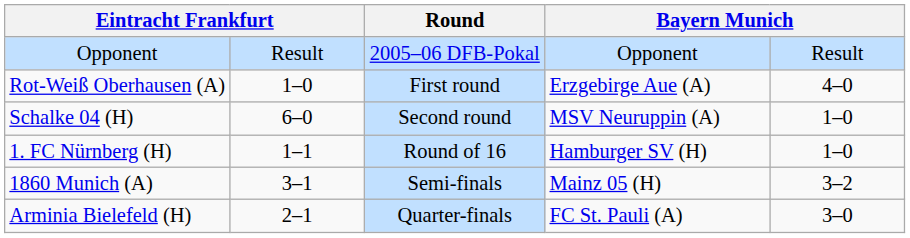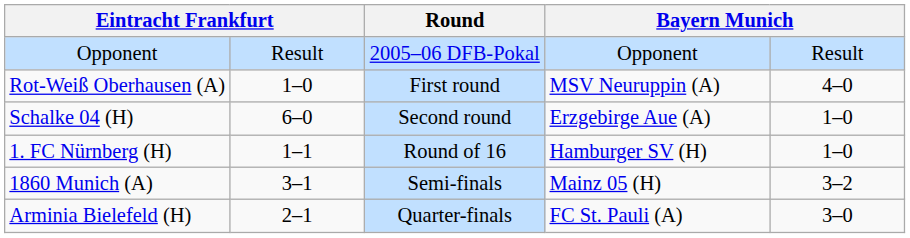(630, 85) Erzgebirge Aue (A) -> (635, 85) MSV Neuruppin (A)
(635, 118) MSV Neuruppin (A) -> (630, 118) Erzgebirge Aue (A)
